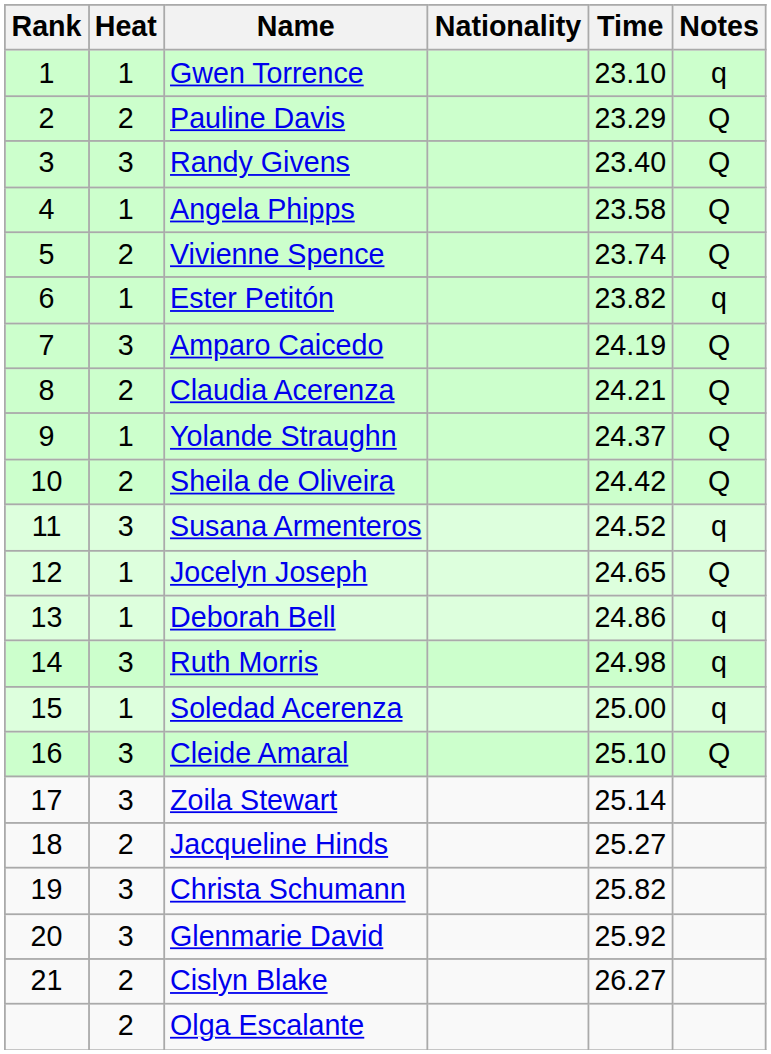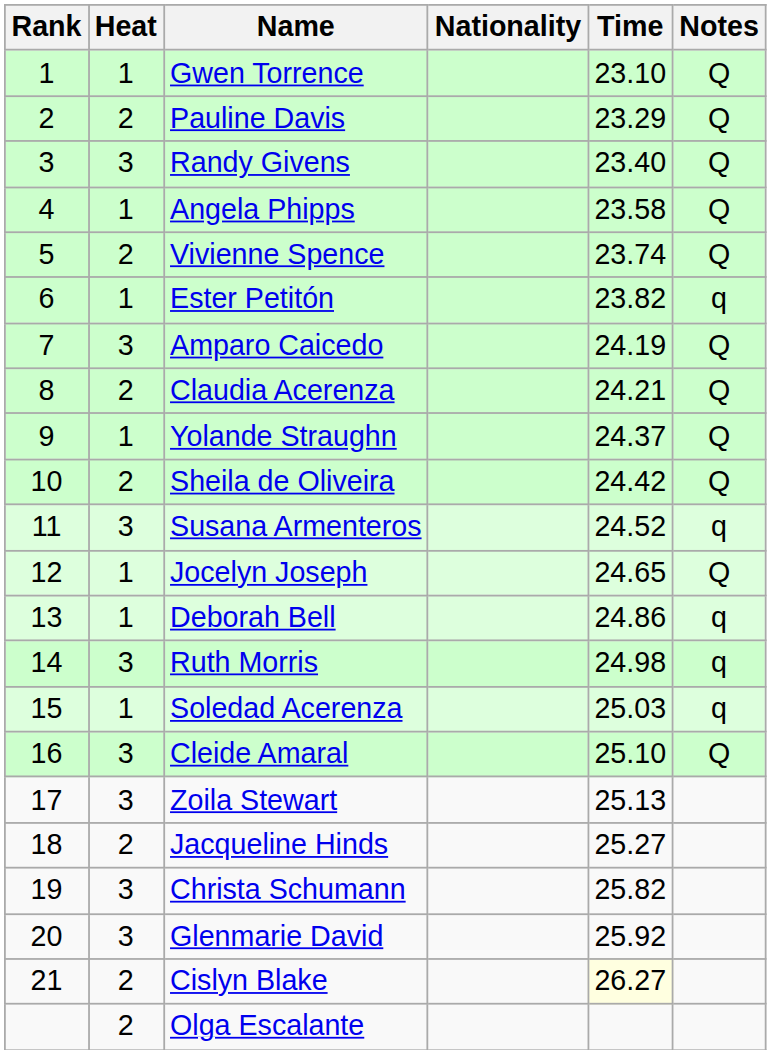(719, 72) q -> (719, 72) Q
(630, 708) 25.00 -> (630, 708) 25.03
(630, 799) 25.14 -> (630, 799) 25.13
(630, 981) no background -> (630, 981) lightyellow background
